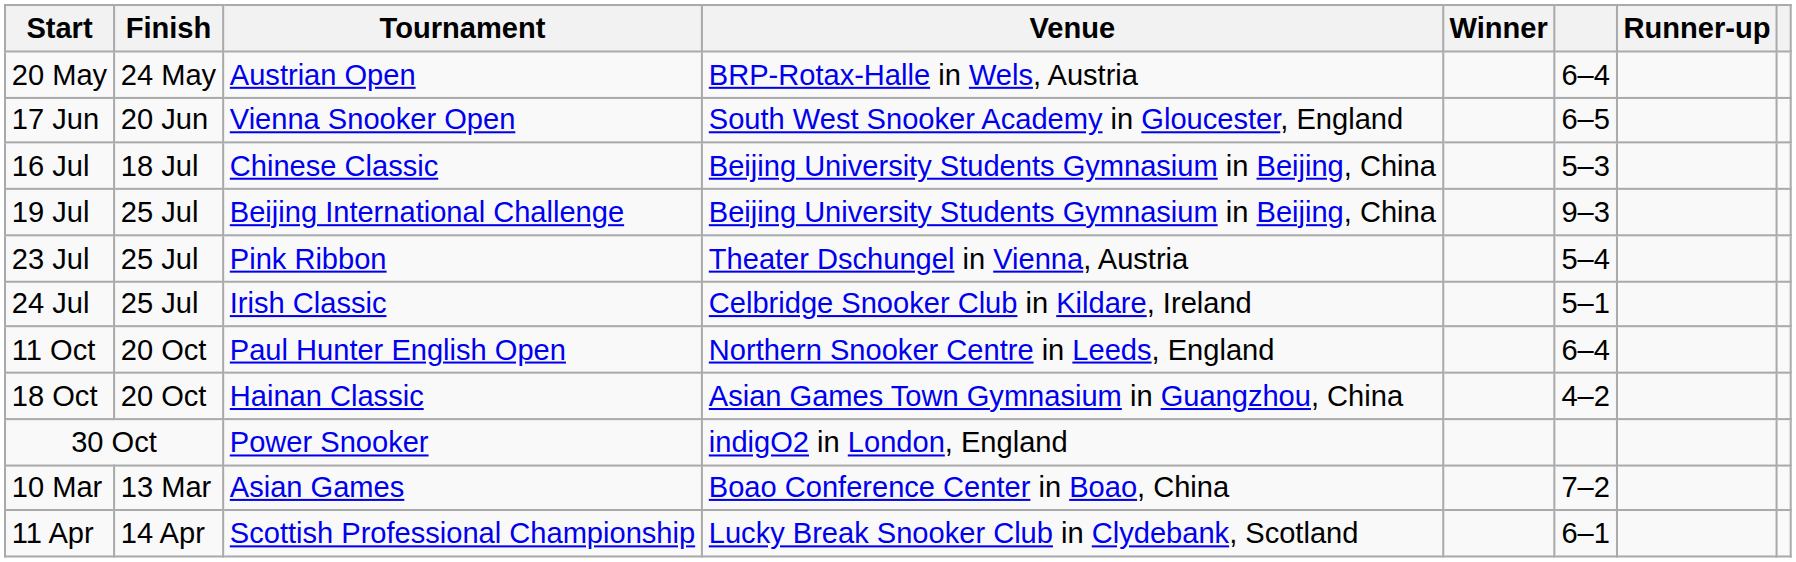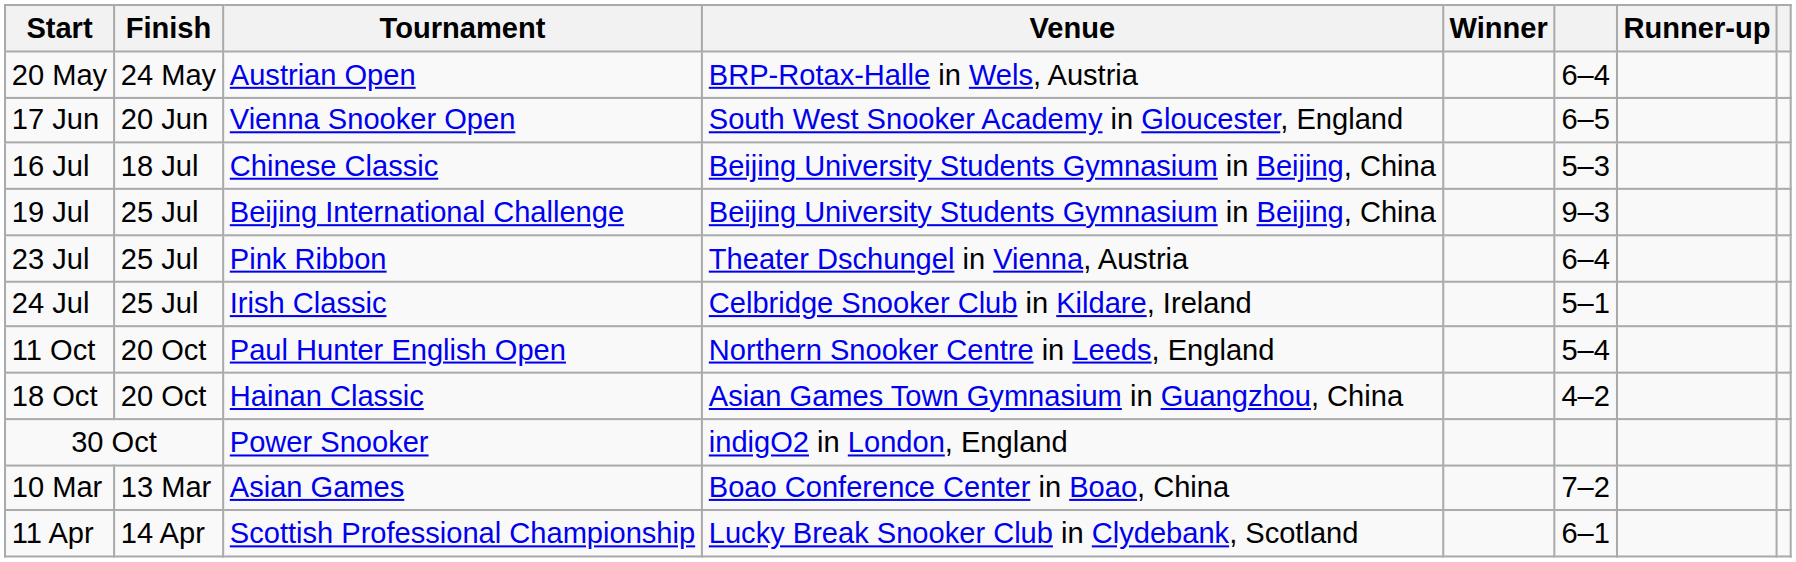(1586, 258) 5–4 -> (1586, 258) 6–4
(1586, 350) 6–4 -> (1586, 350) 5–4
